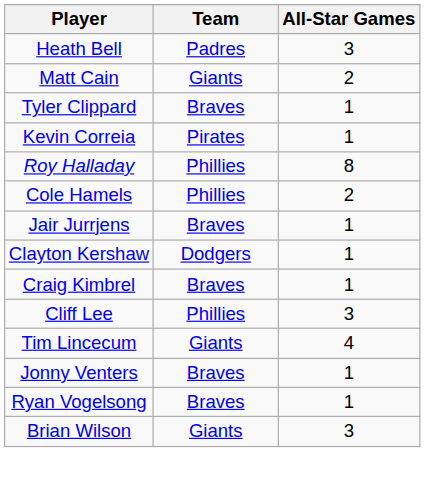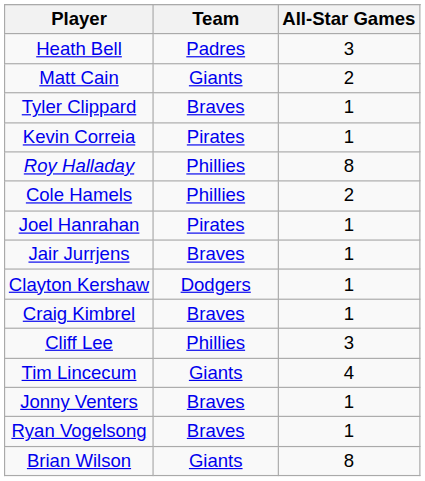+ row: (79, 225)
(349, 431) 3 -> (349, 460) 8
